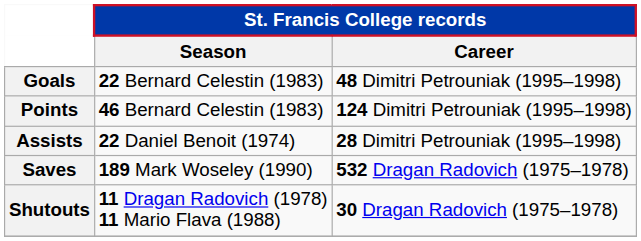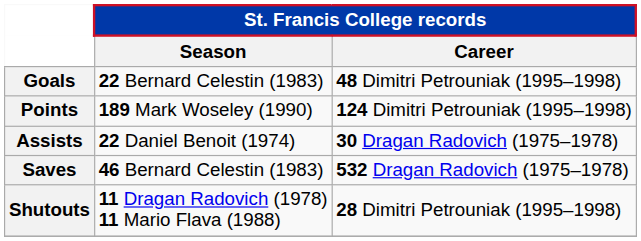(211, 110) 46 Bernard Celestin (1983) -> (206, 110) 189 Mark Woseley (1990)
(479, 140) 28 Dimitri Petrouniak (1995–1998) -> (477, 140) 30 Dragan Radovich (1975–1978)
(206, 170) 189 Mark Woseley (1990) -> (211, 170) 46 Bernard Celestin (1983)
(477, 210) 30 Dragan Radovich (1975–1978) -> (479, 210) 28 Dimitri Petrouniak (1995–1998)
